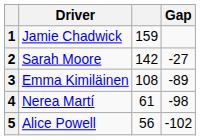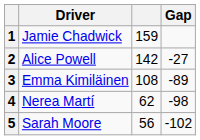(62, 58) Sarah Moore -> (59, 58) Alice Powell
(147, 102) 61 -> (147, 102) 62
(59, 123) Alice Powell -> (62, 123) Sarah Moore
